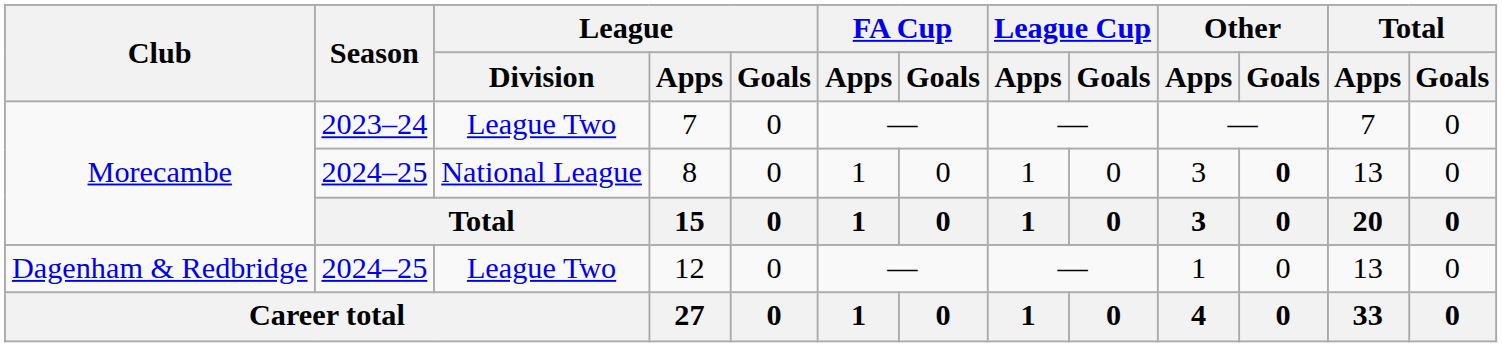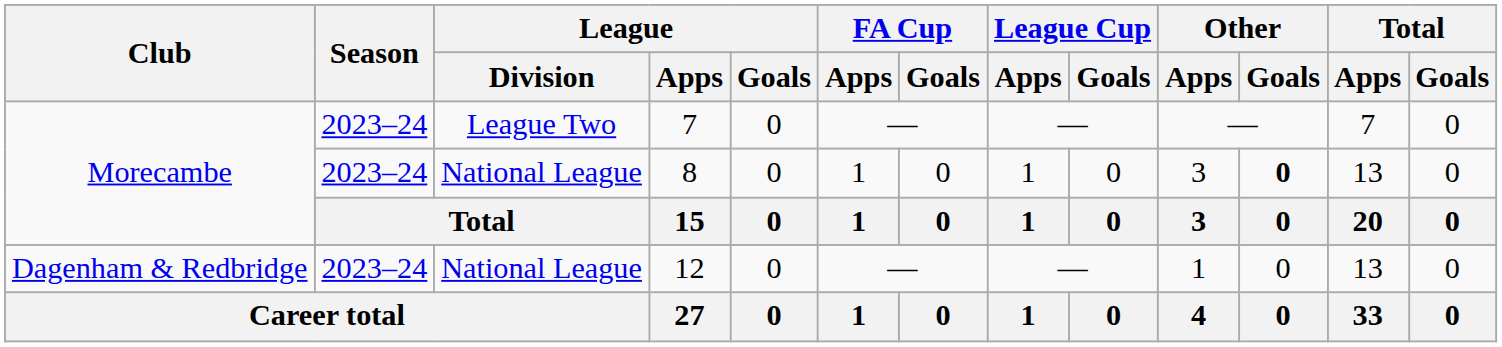(374, 172) 2024–25 -> (374, 172) 2023–24
(374, 268) 2024–25 -> (374, 268) 2023–24
(542, 268) League Two -> (542, 268) National League
